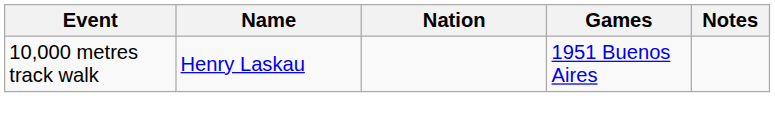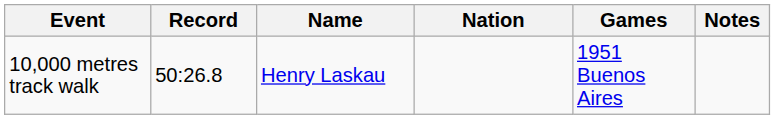+ column: (203, 20)
